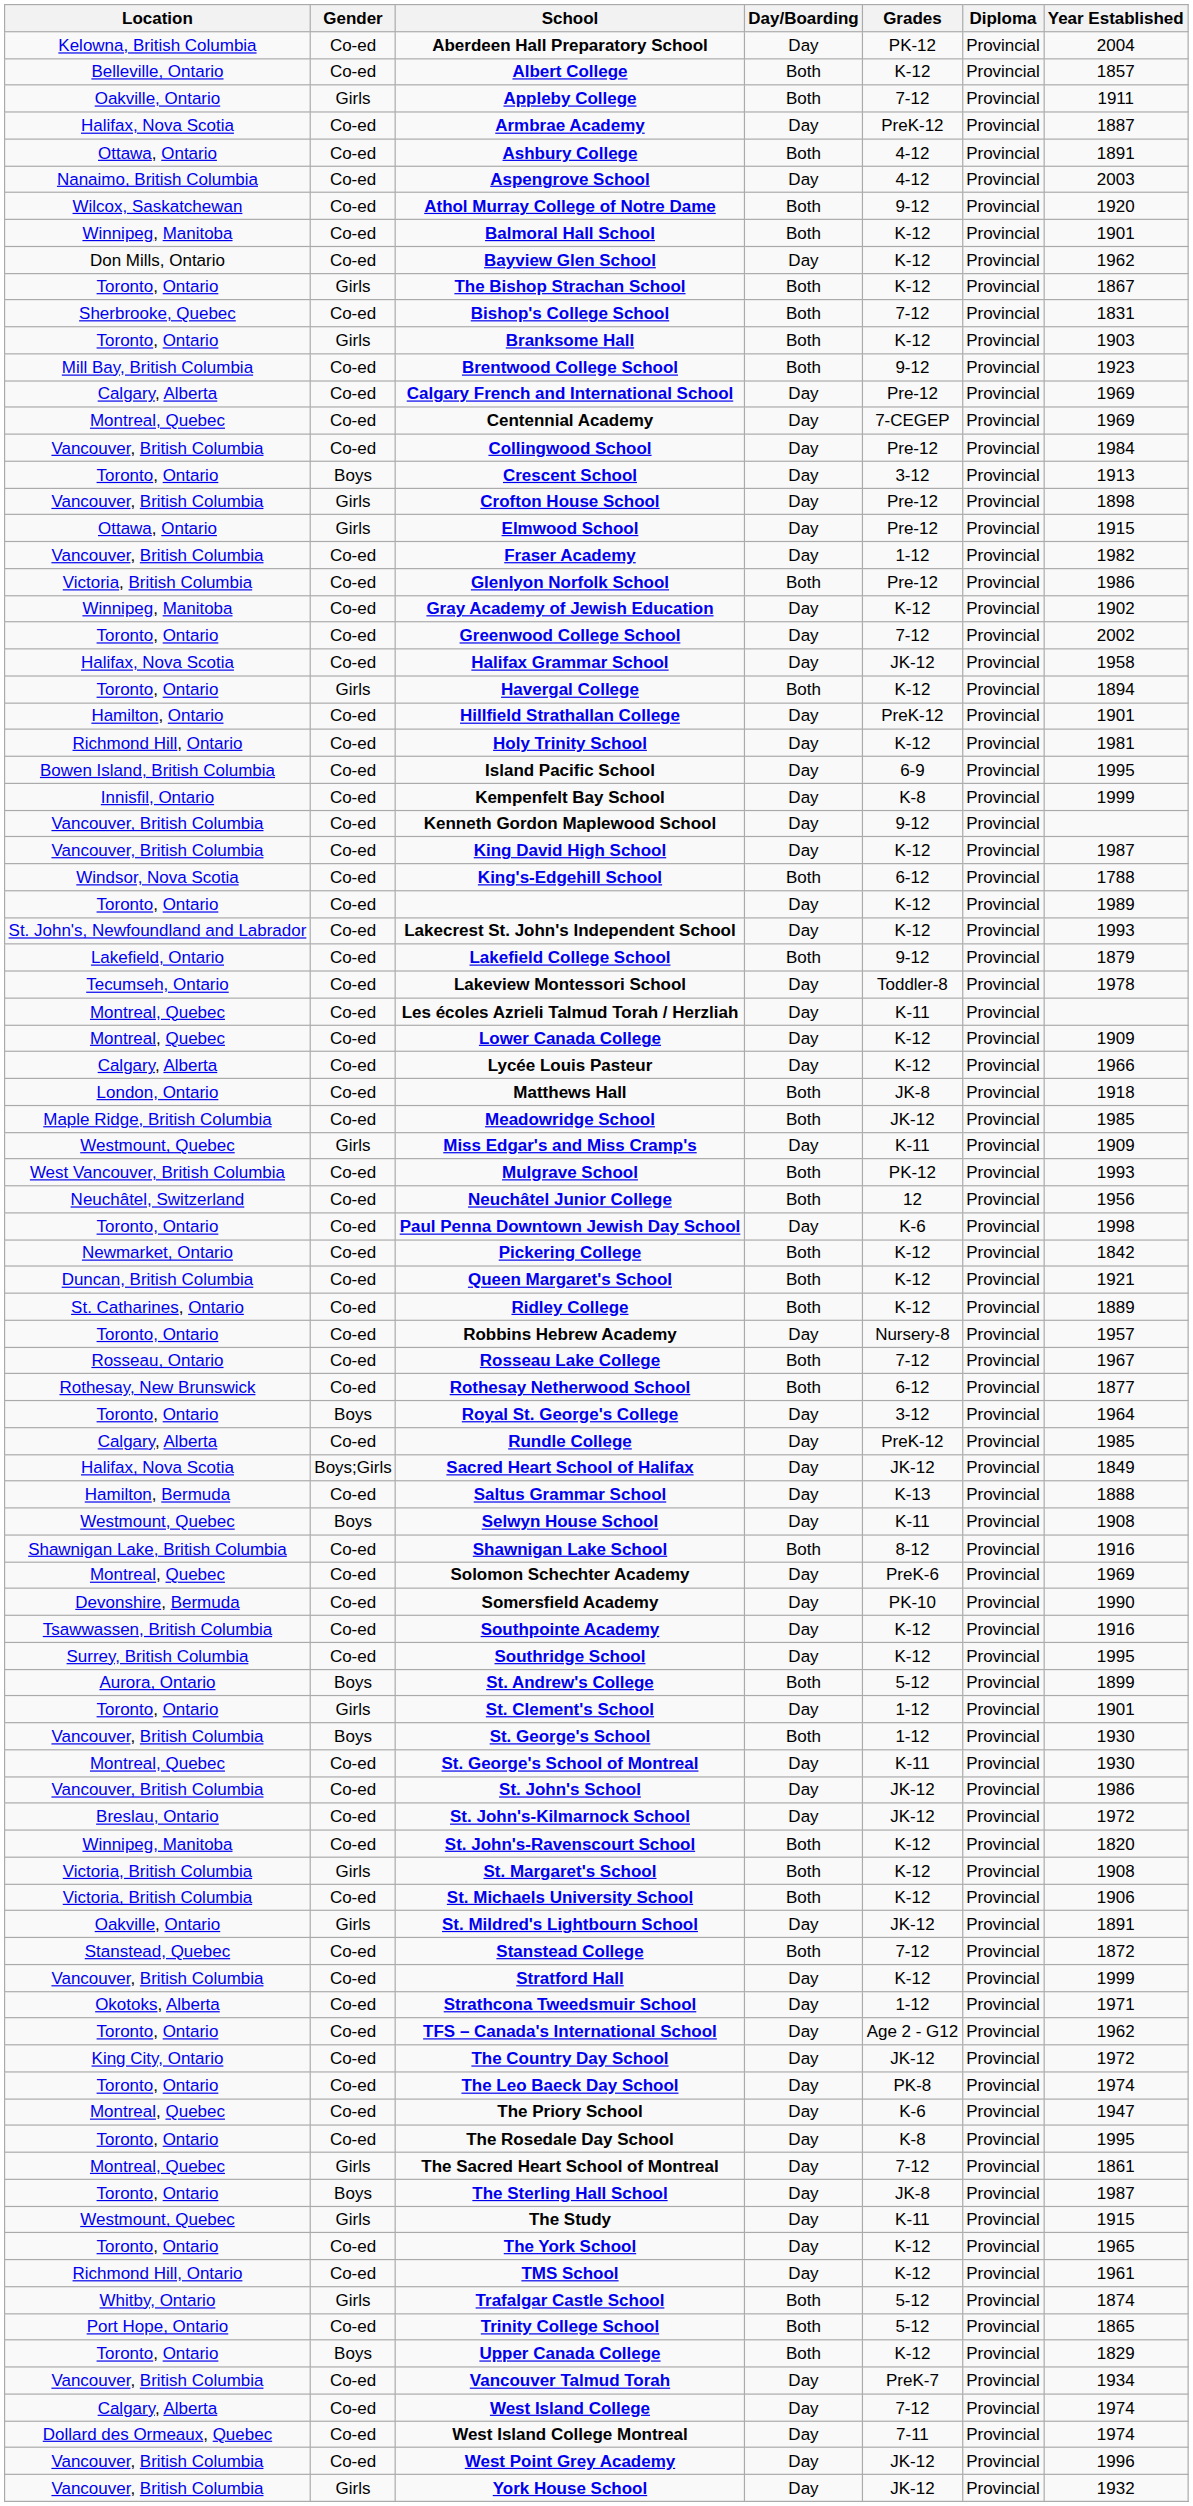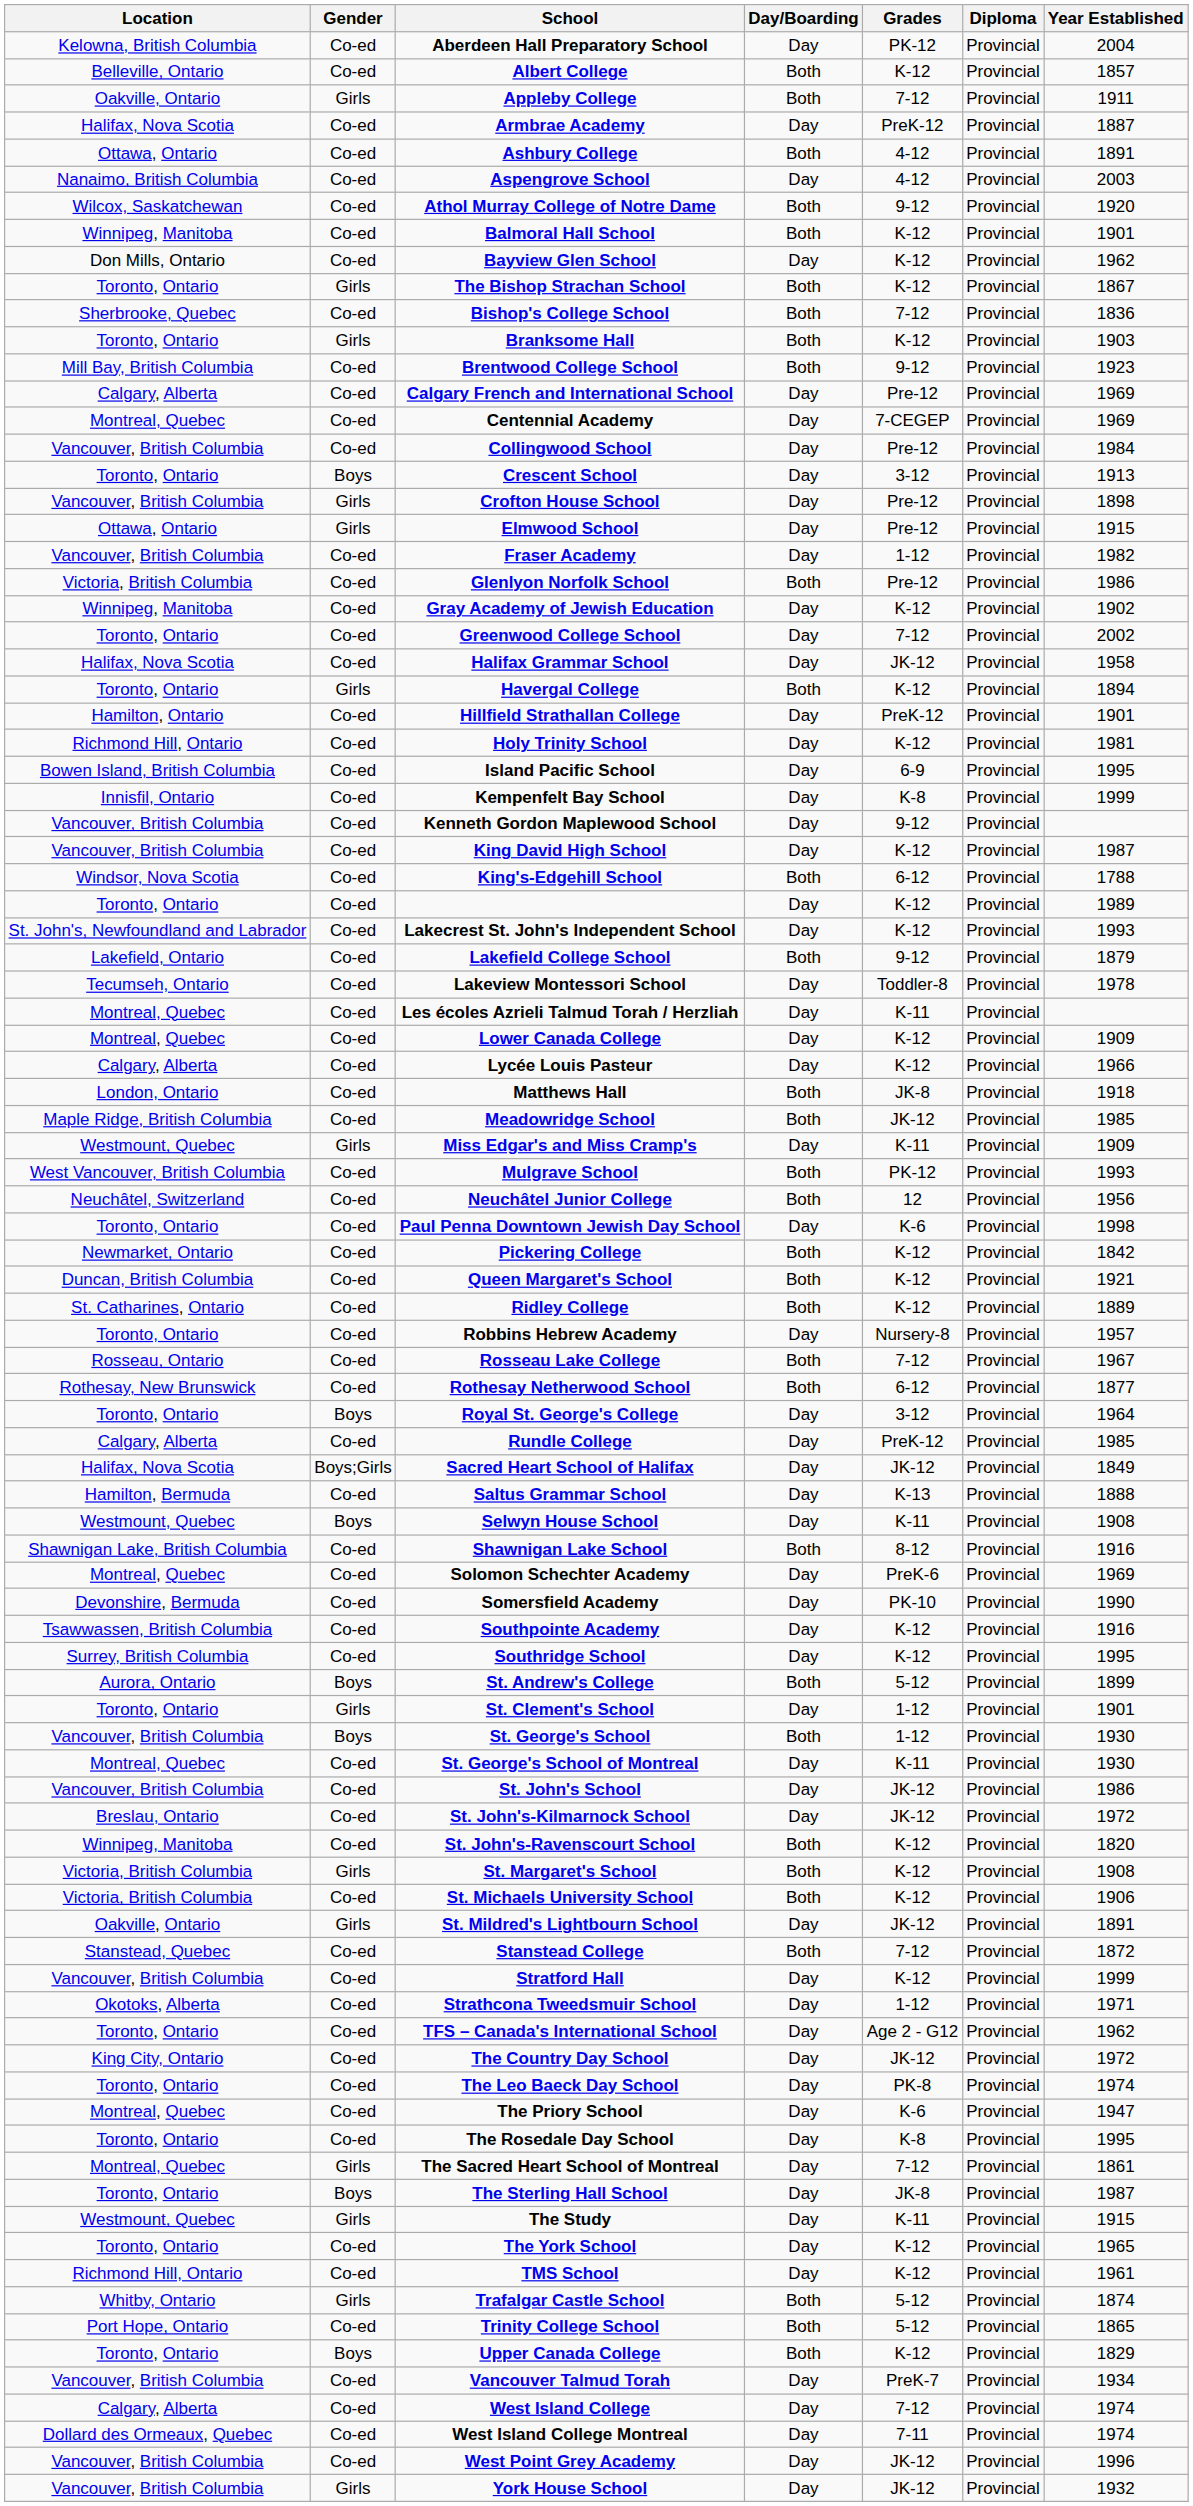(1116, 314) 1831 -> (1116, 314) 1836
